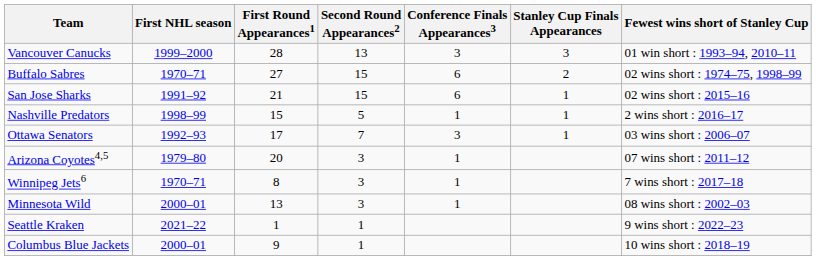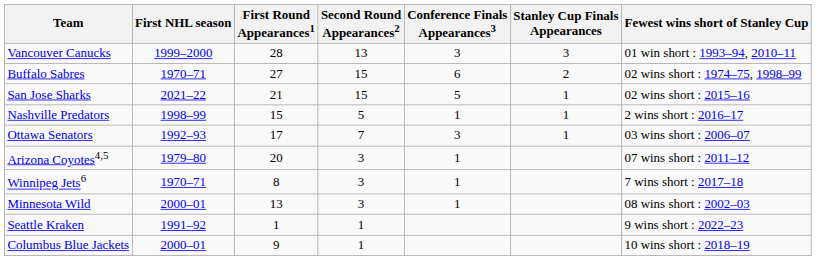(183, 94) 1991–92 -> (183, 94) 2021–22
(457, 94) 6 -> (457, 94) 5
(183, 224) 2021–22 -> (183, 224) 1991–92
